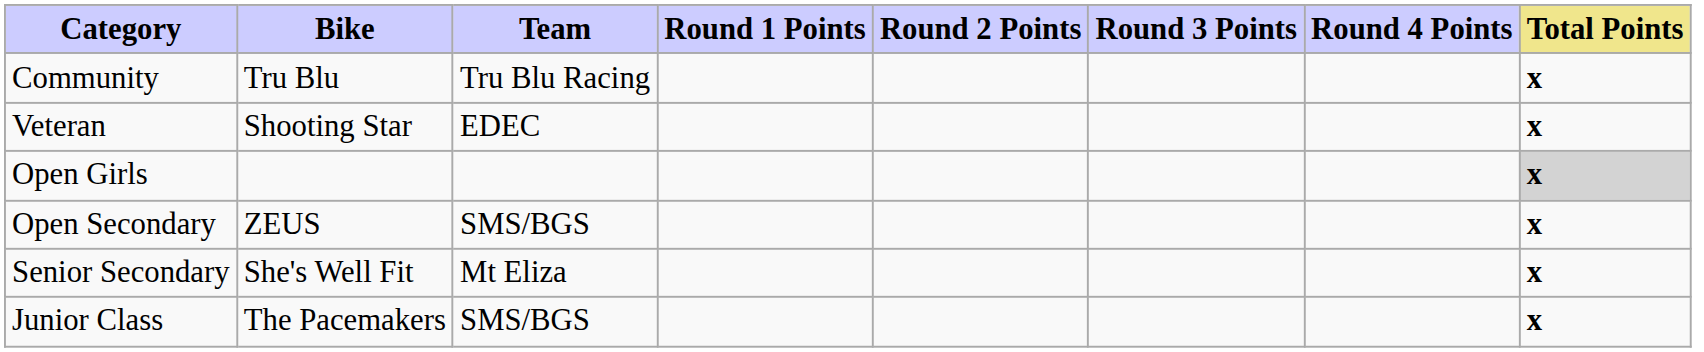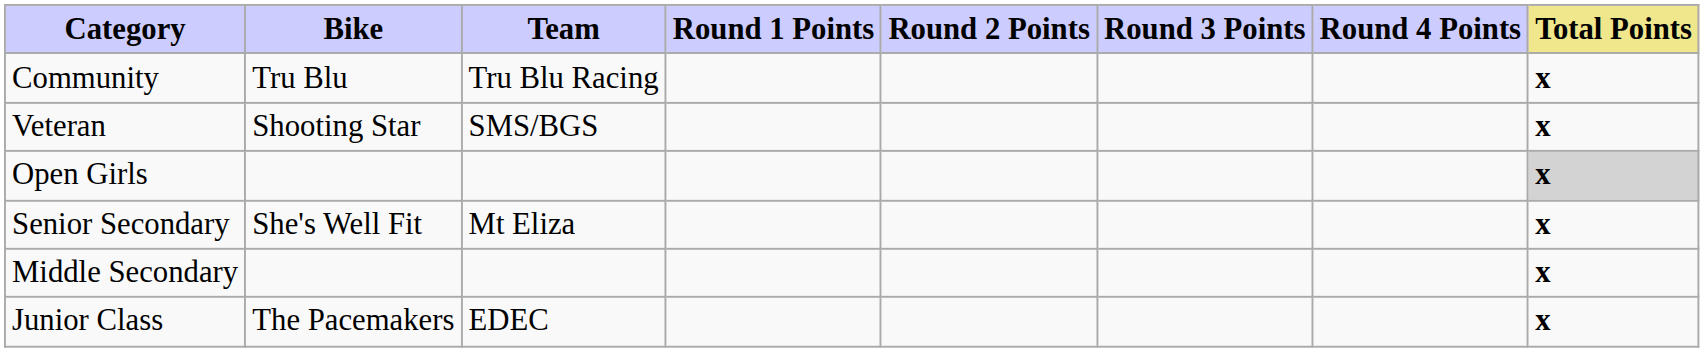(500, 126) EDEC -> (533, 126) SMS/BGS
- row: (114, 223)
+ row: (125, 272)
(525, 321) SMS/BGS -> (509, 321) EDEC
